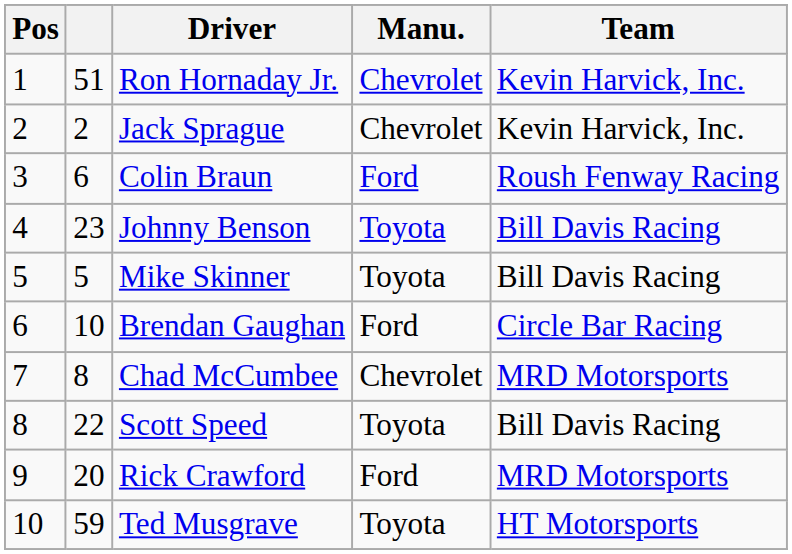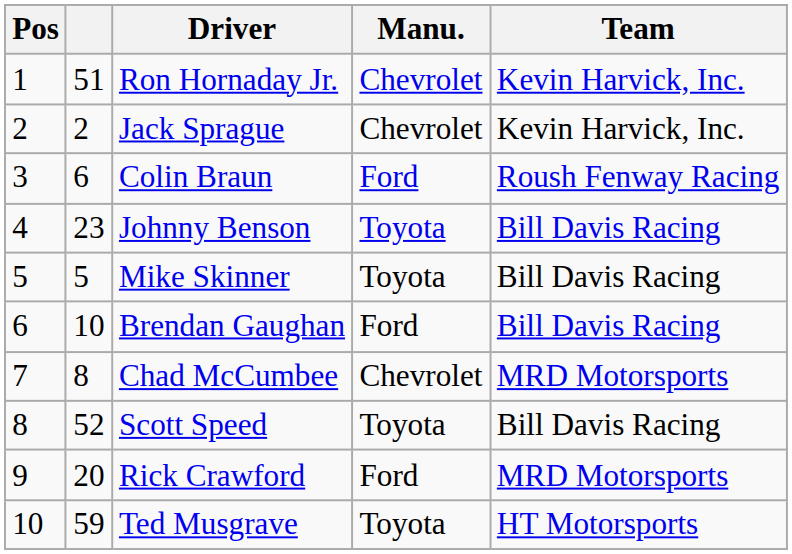(609, 326) Circle Bar Racing -> (609, 326) Bill Davis Racing
(89, 425) 22 -> (89, 425) 52
